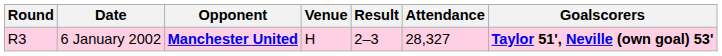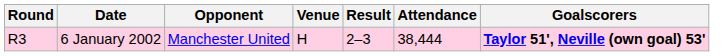(233, 39) bold -> (229, 39) normal
(428, 39) 28,327 -> (420, 39) 38,444
